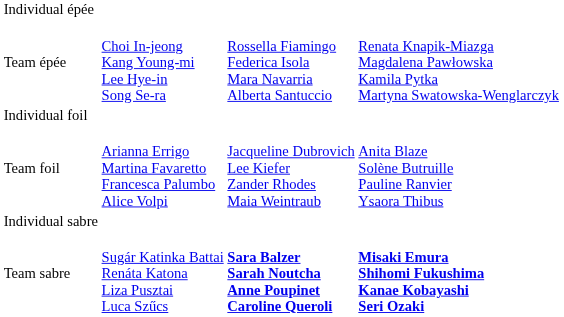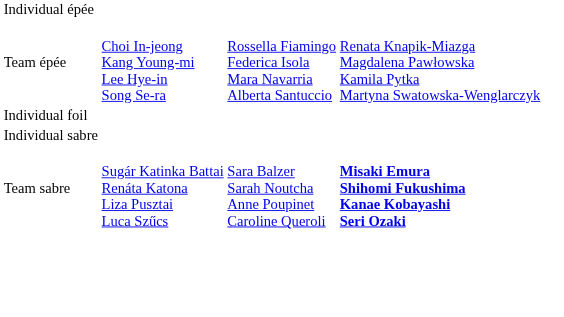- row: (32, 168)
(280, 282) bold -> (276, 196) normal
